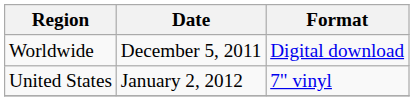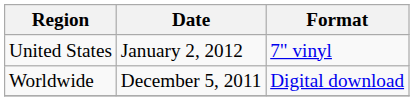rows swapped: (51, 50) <-> (60, 80)
